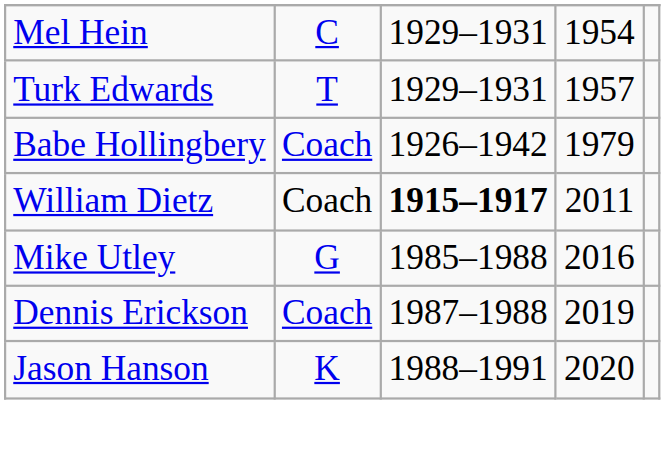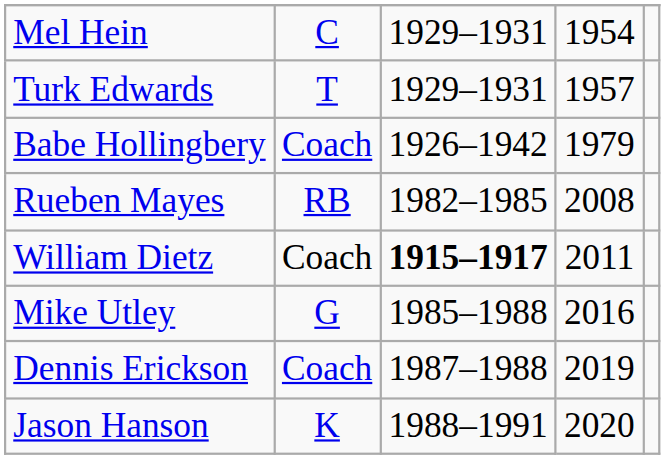+ row: (119, 200)
